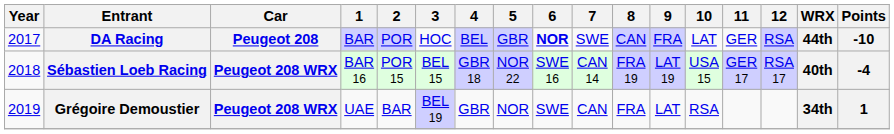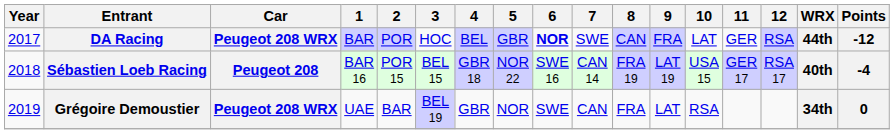(276, 39) Peugeot 208 -> (276, 39) Peugeot 208 WRX
(864, 39) -10 -> (864, 39) -12
(276, 70) Peugeot 208 WRX -> (276, 70) Peugeot 208
(864, 110) 1 -> (864, 110) 0
